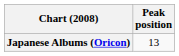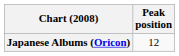(154, 42) 13 -> (154, 42) 12
